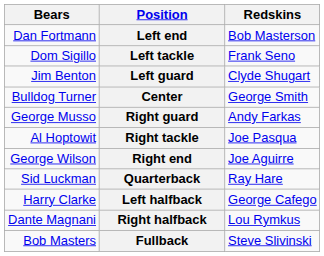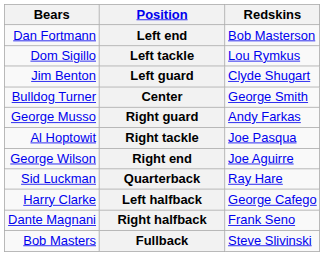(262, 55) Frank Seno -> (264, 55) Lou Rymkus
(264, 220) Lou Rymkus -> (262, 220) Frank Seno
